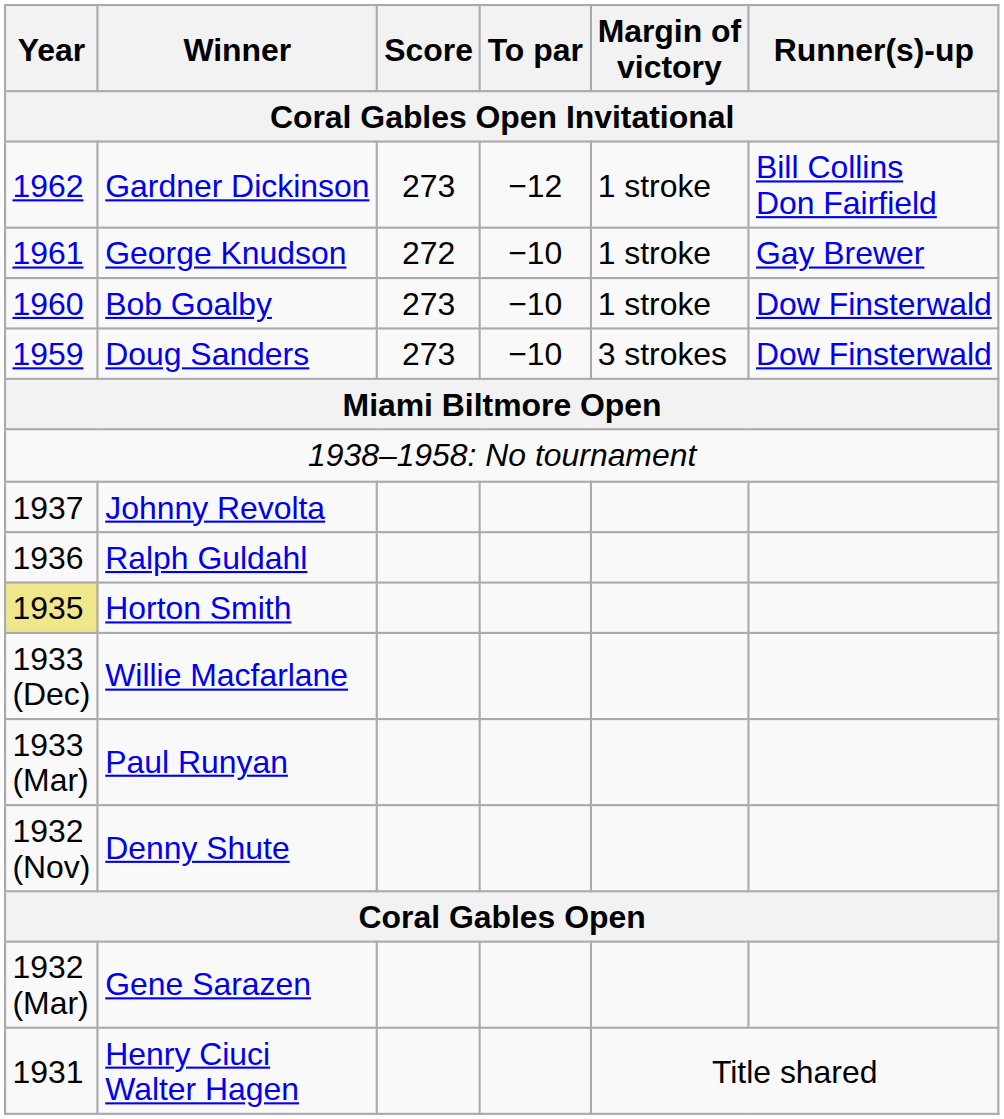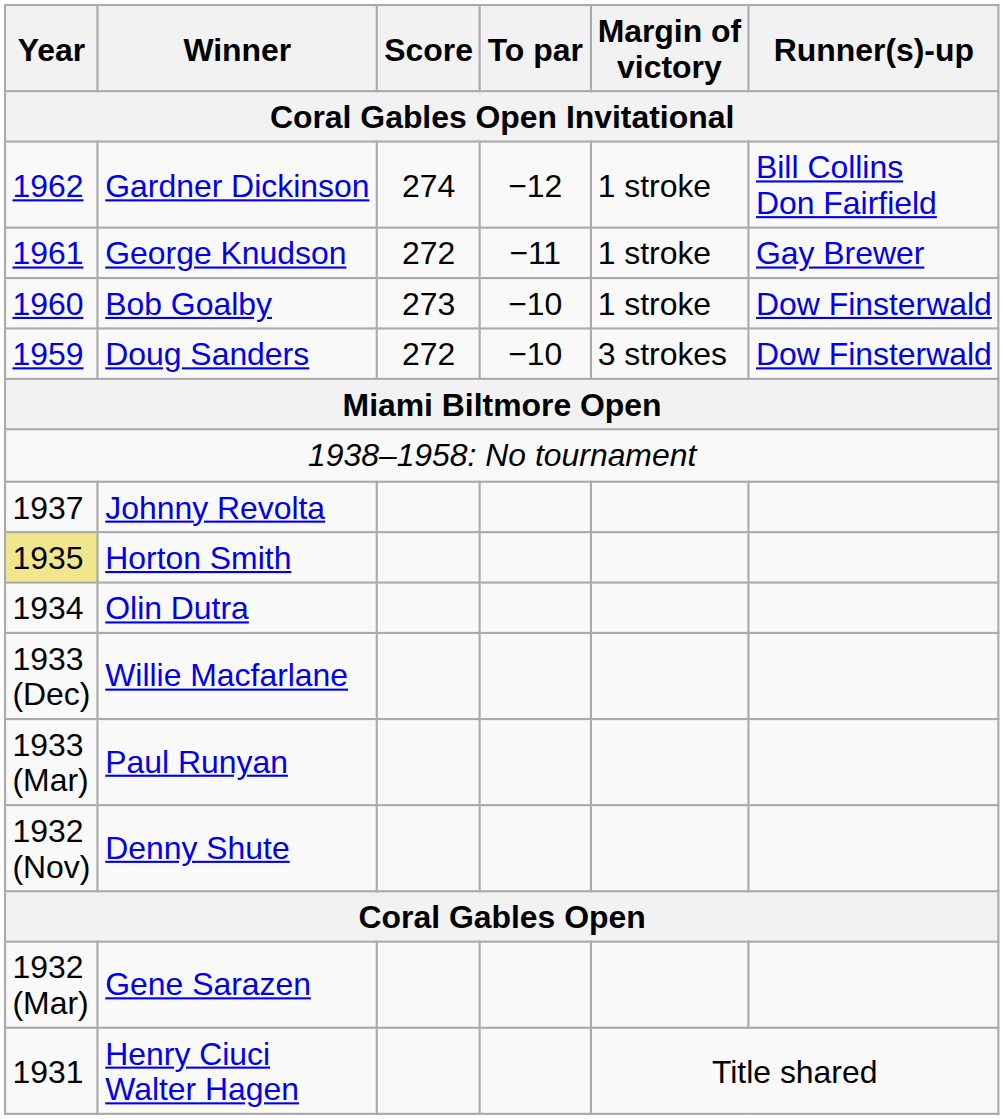(429, 185) 273 -> (429, 185) 274
(535, 253) −10 -> (535, 253) −11
(429, 355) 273 -> (429, 355) 272
- row: (206, 557)
+ row: (177, 607)
